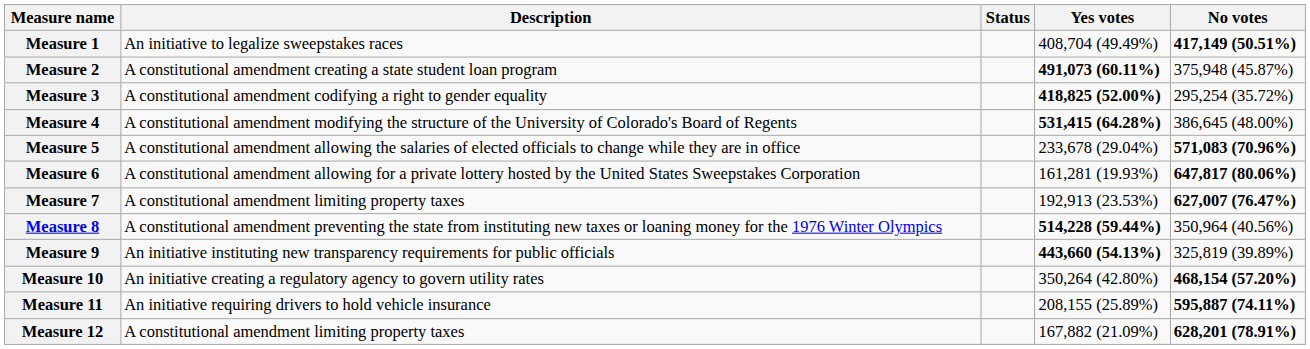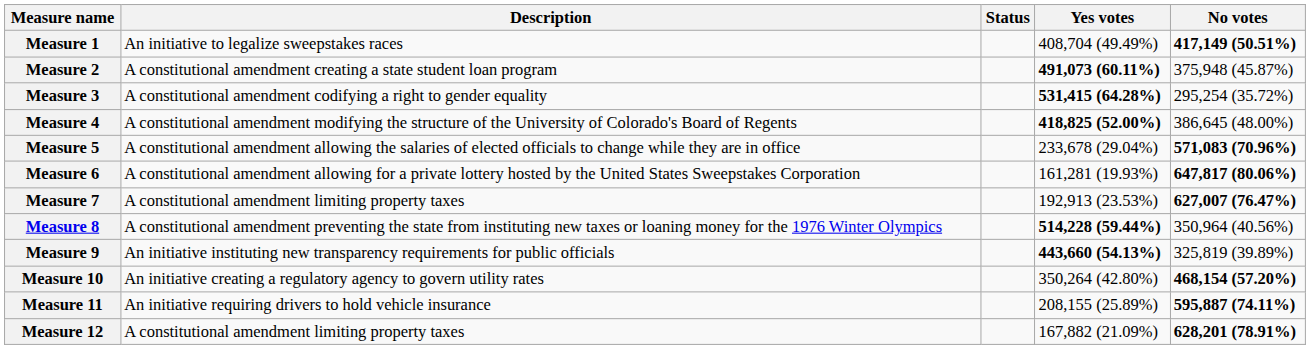(1100, 95) 418,825 (52.00%) -> (1100, 95) 531,415 (64.28%)
(1100, 122) 531,415 (64.28%) -> (1100, 122) 418,825 (52.00%)
